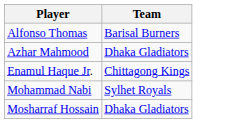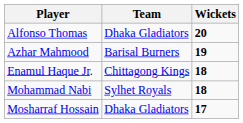+ column: (215, 14)
(142, 33) Barisal Burners -> (146, 33) Dhaka Gladiators
(146, 52) Dhaka Gladiators -> (142, 52) Barisal Burners
